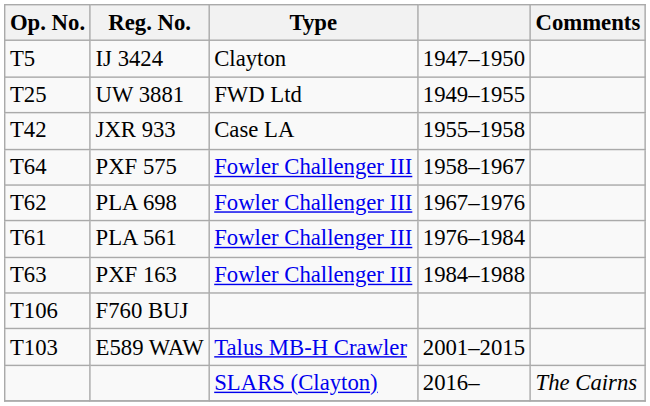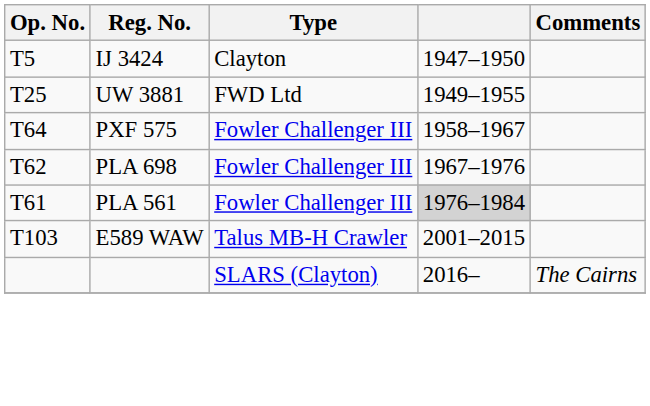- row: (28, 130)
(474, 238) no background -> (474, 202) lightgrey background
- row: (28, 274)
- row: (34, 310)
